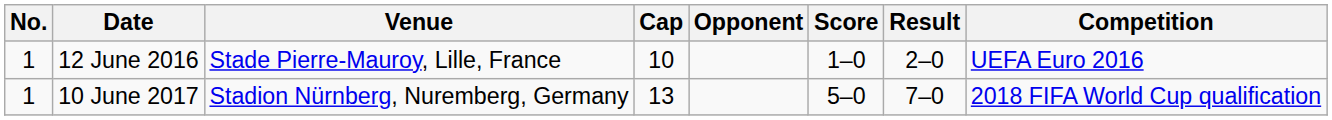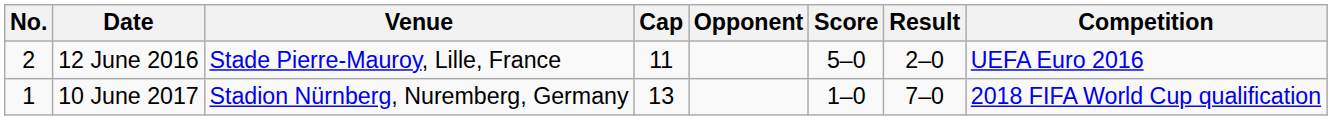(29, 59) 1 -> (29, 59) 2
(661, 59) 10 -> (661, 59) 11
(846, 59) 1–0 -> (846, 59) 5–0
(846, 96) 5–0 -> (846, 96) 1–0
